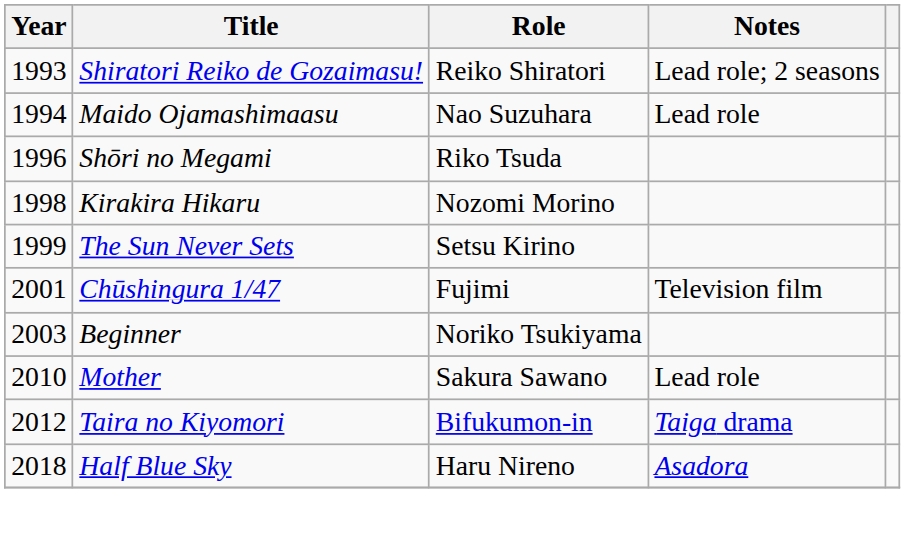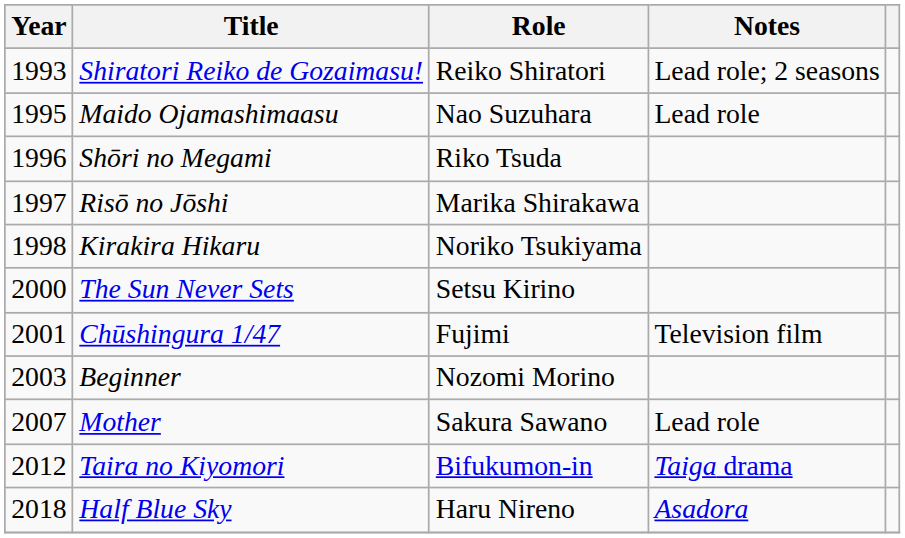(39, 114) 1994 -> (39, 114) 1995
+ row: (154, 202)
(525, 202) Nozomi Morino -> (539, 245) Noriko Tsukiyama
(39, 245) 1999 -> (39, 289) 2000
(539, 333) Noriko Tsukiyama -> (525, 377) Nozomi Morino
(39, 377) 2010 -> (39, 421) 2007
